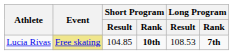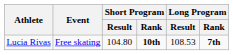(78, 42) khaki background -> (78, 42) no background
(120, 42) 104.85 -> (120, 42) 104.80
